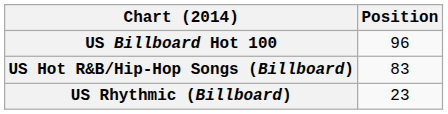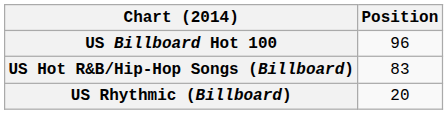(400, 96) 23 -> (400, 96) 20
